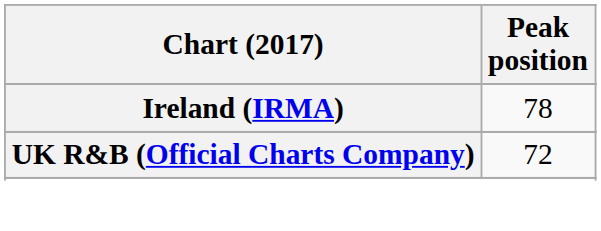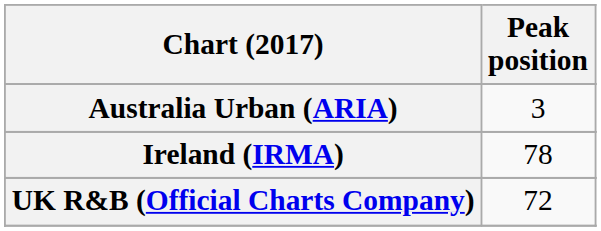+ row: (243, 107)
